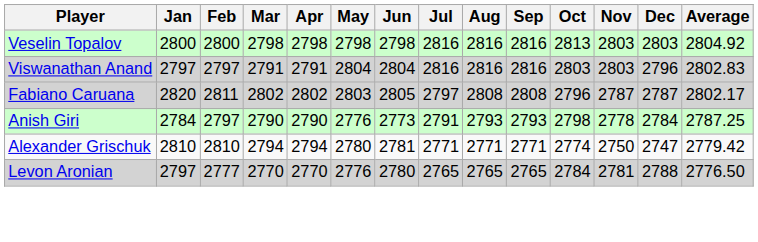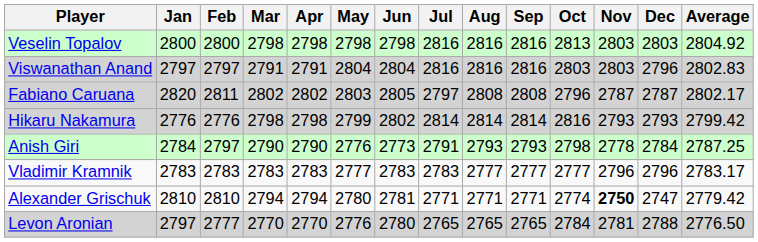+ row: (72, 120)
+ row: (70, 172)
(616, 146) normal -> (616, 198) bold
